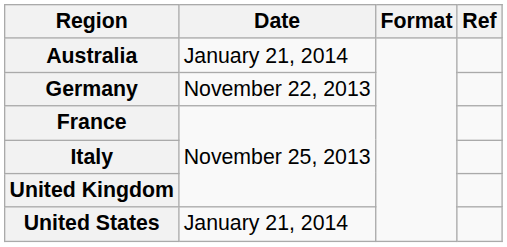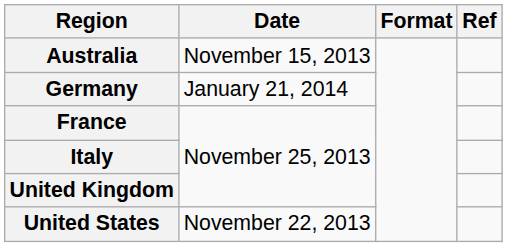(266, 55) January 21, 2014 -> (277, 55) November 15, 2013
(277, 88) November 22, 2013 -> (266, 88) January 21, 2014
(266, 223) January 21, 2014 -> (277, 223) November 22, 2013
